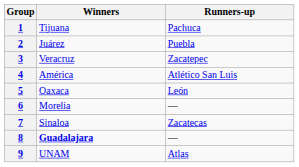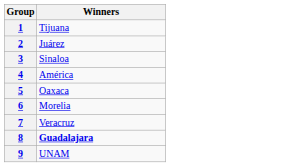- column: (230, 12)
(57, 59) Veracruz -> (54, 59) Sinaloa
(54, 122) Sinaloa -> (57, 122) Veracruz
